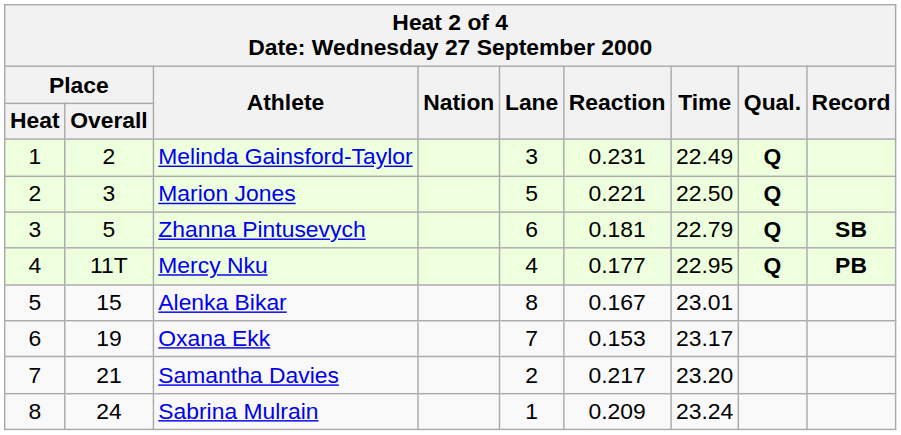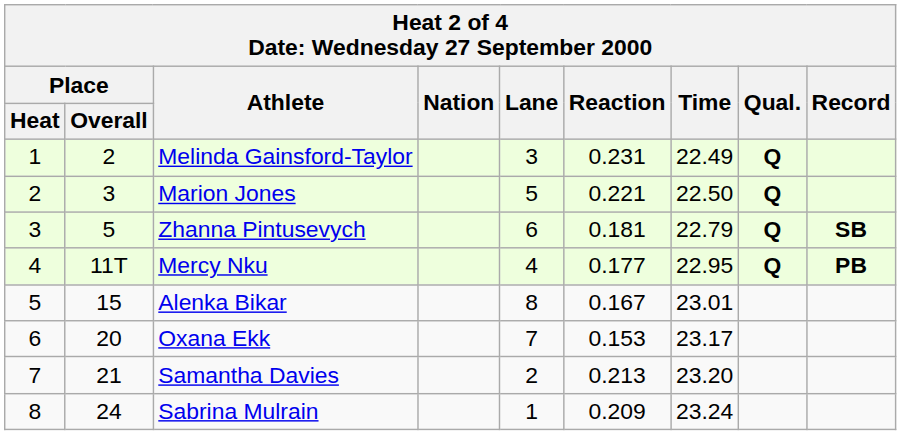(109, 338) 19 -> (109, 338) 20
(617, 374) 0.217 -> (617, 374) 0.213
